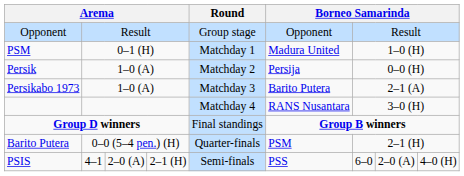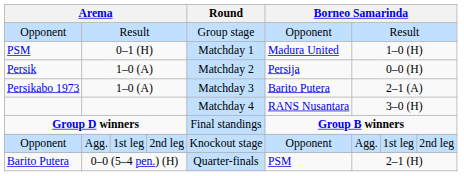+ row: (43, 143)
- row: (19, 161)
